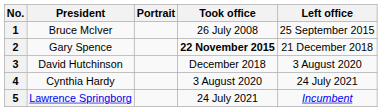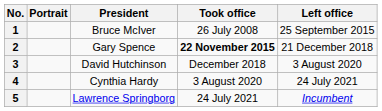columns swapped: (81, 13) <-> (156, 13)
